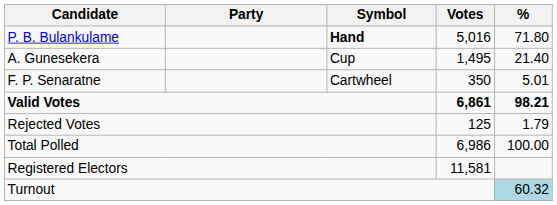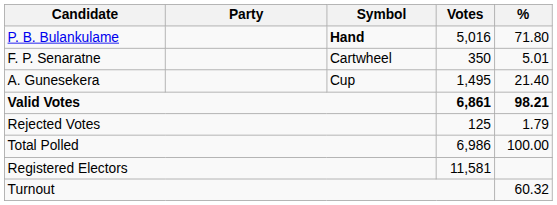rows swapped: (53, 59) <-> (54, 80)
(532, 189) lightblue background -> (532, 189) no background
